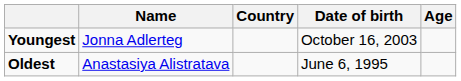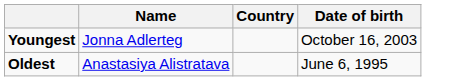- column: (438, 16)
